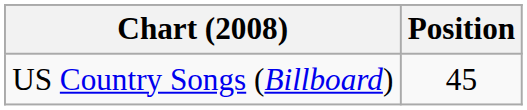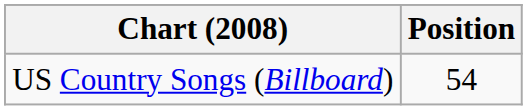(461, 78) 45 -> (461, 78) 54
